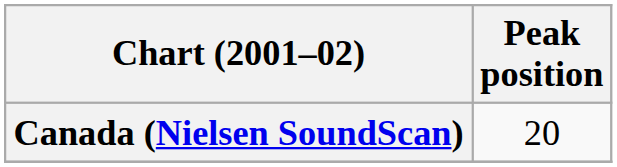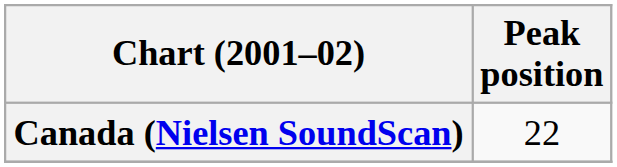(542, 131) 20 -> (542, 131) 22
